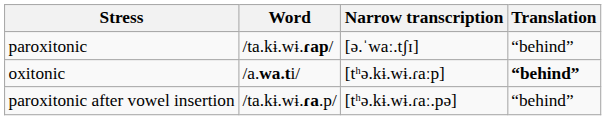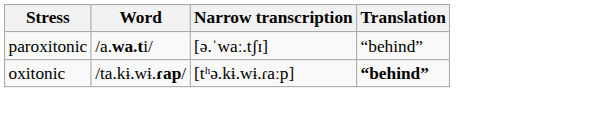(288, 45) /ta.kɨ.wɨ.ɾap/ -> (124, 45) /a.wa.ti/
(271, 73) /a.wa.ti/ -> (141, 73) /ta.kɨ.wɨ.ɾap/
- row: (122, 100)
